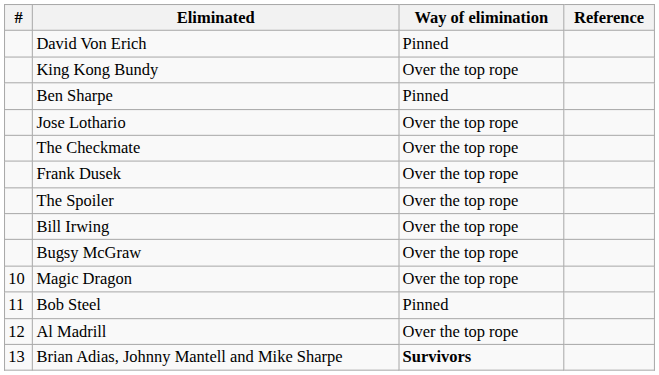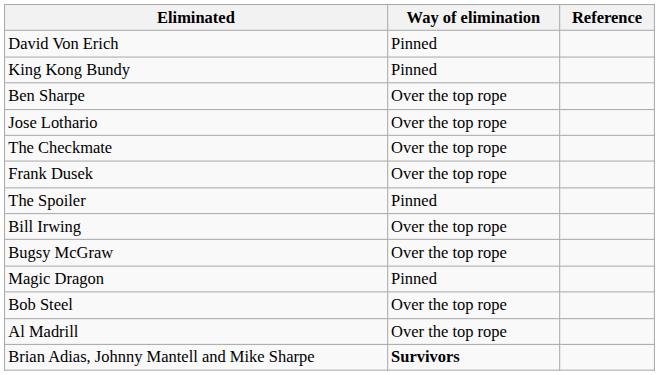- column: (19, 17)
(460, 69) Over the top rope -> (414, 69) Pinned
(426, 95) Pinned -> (449, 95) Over the top rope
(460, 200) Over the top rope -> (414, 200) Pinned
(460, 278) Over the top rope -> (414, 278) Pinned
(426, 305) Pinned -> (449, 305) Over the top rope
